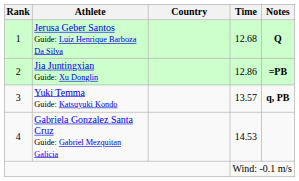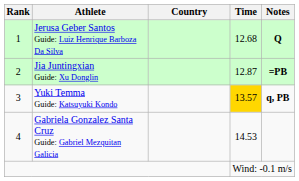(246, 71) 12.86 -> (246, 71) 12.87
(246, 98) no background -> (246, 98) gold background
